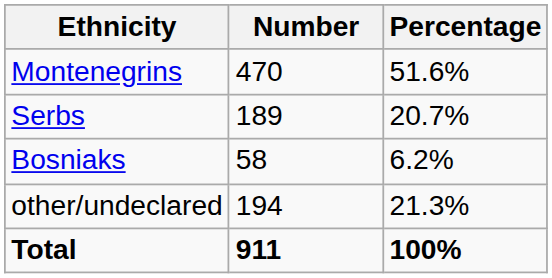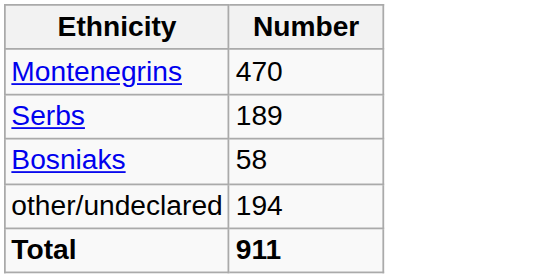- column: (465, 26)
